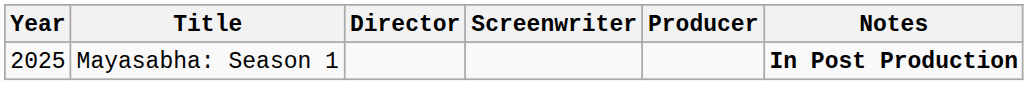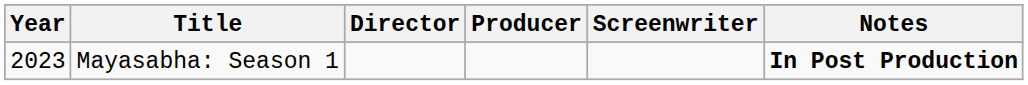columns swapped: (554, 24) <-> (703, 24)
(38, 61) 2025 -> (38, 61) 2023
